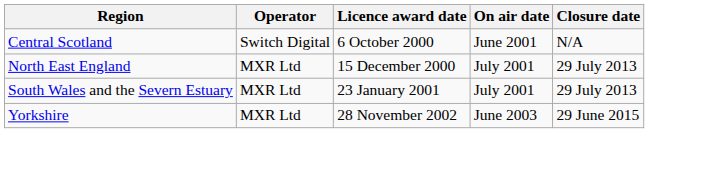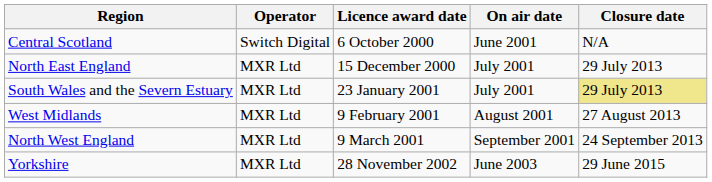(597, 90) no background -> (622, 90) khaki background
+ row: (55, 115)
+ row: (71, 139)
